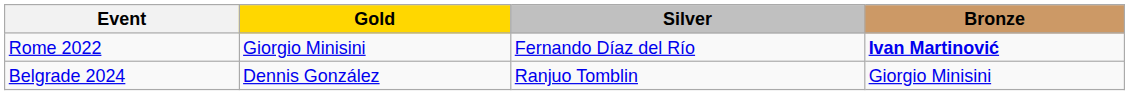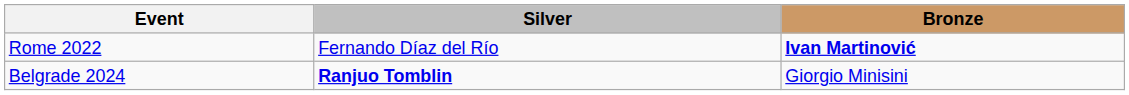- column: (375, 19)
(576, 76) normal -> (385, 76) bold
